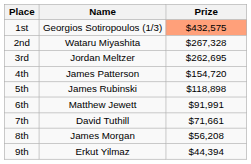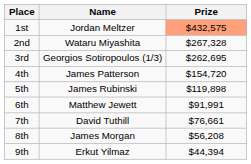(103, 27) Georgios Sotiropoulos (1/3) -> (103, 27) Jordan Meltzer
(103, 58) Jordan Meltzer -> (103, 58) Georgios Sotiropoulos (1/3)
(206, 89) $118,898 -> (206, 89) $119,898
(206, 120) $71,661 -> (206, 120) $76,661
